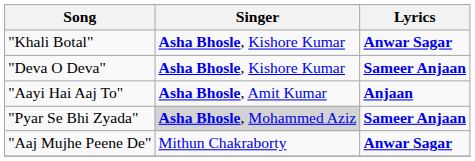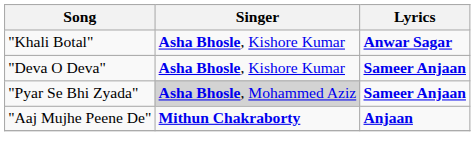- row: (66, 92)
(223, 143) normal -> (229, 118) bold
(408, 143) Anwar Sagar -> (388, 118) Anjaan
